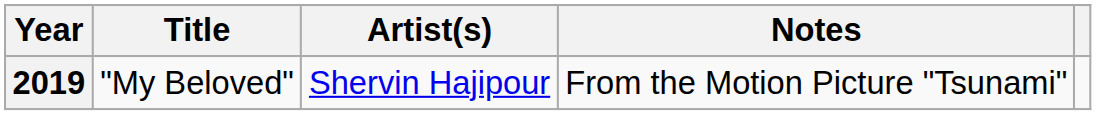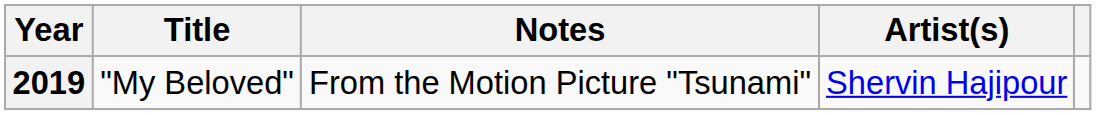columns swapped: (430, 30) <-> (816, 30)
